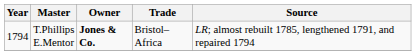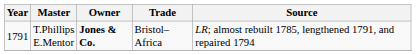(18, 36) 1794 -> (18, 36) 1791
